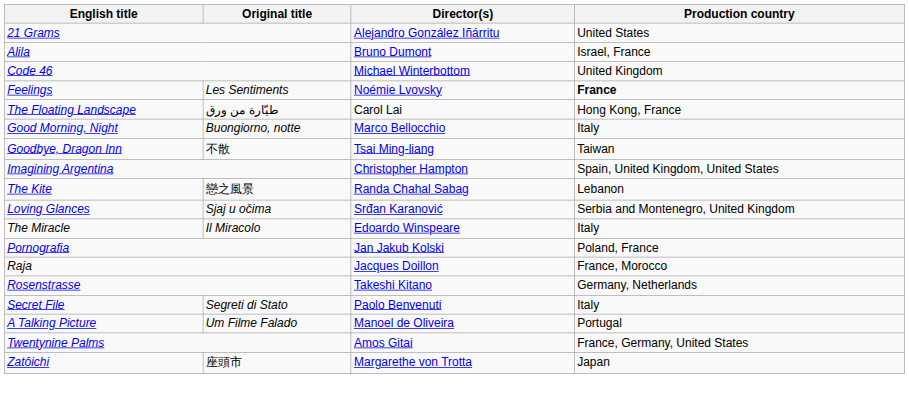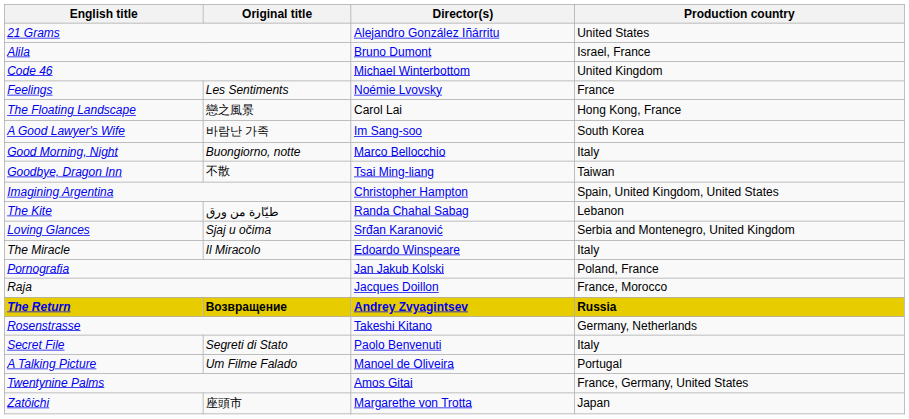(597, 90) bold -> (596, 90) normal
(242, 109) طيّارة من ورق -> (230, 109) 戀之風景
+ row: (66, 131)
(230, 189) 戀之風景 -> (242, 211) طيّارة من ورق
+ row: (39, 306)
